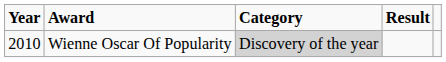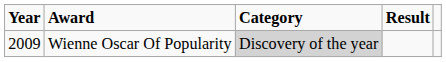(24, 43) 2010 -> (24, 43) 2009
